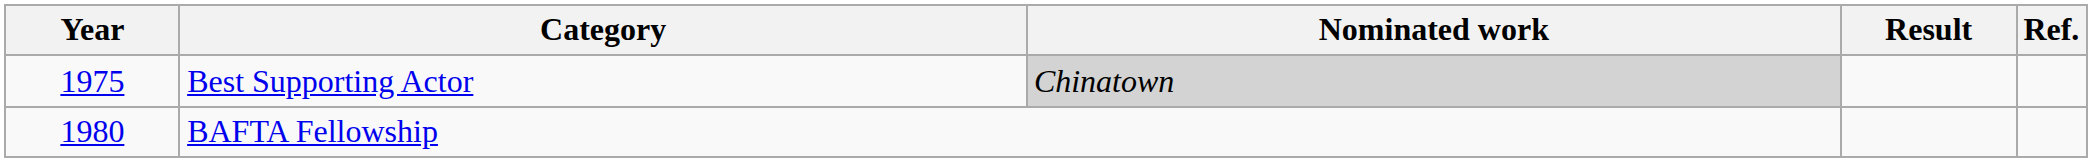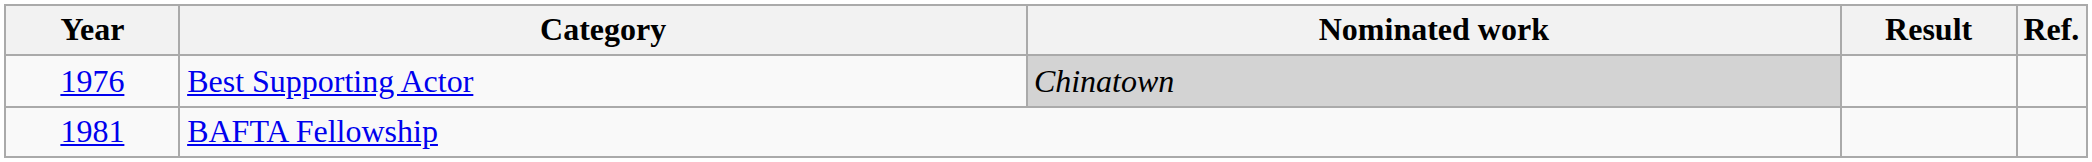(92, 80) 1975 -> (92, 80) 1976
(92, 131) 1980 -> (92, 131) 1981
